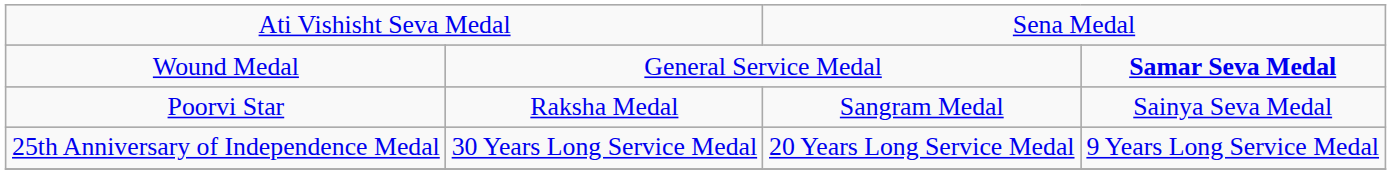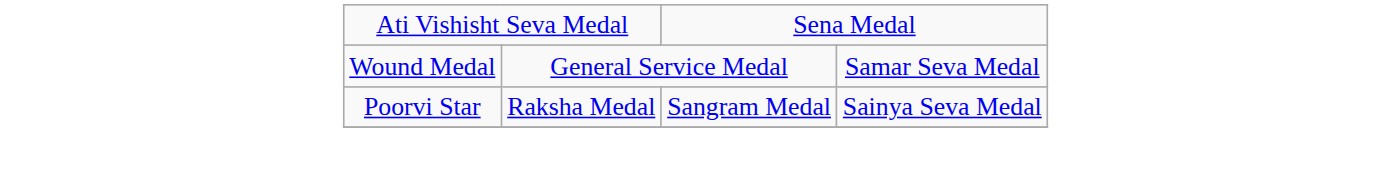(1233, 65) bold -> (942, 65) normal
- row: (226, 147)
